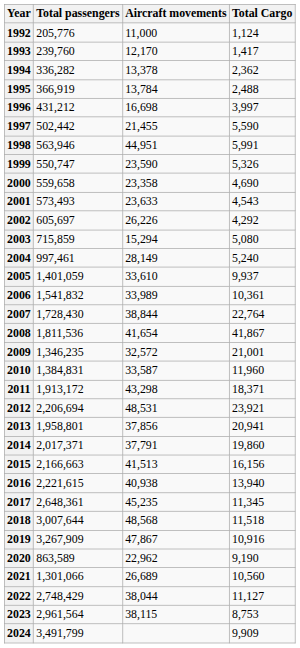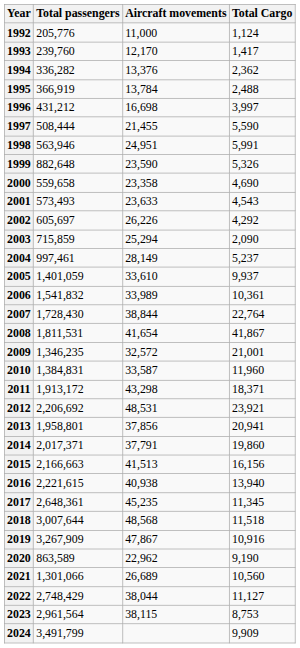(141, 70) 13,378 -> (141, 70) 13,376
(55, 126) 502,442 -> (55, 126) 508,444
(141, 145) 44,951 -> (141, 145) 24,951
(55, 164) 550,747 -> (55, 164) 882,648
(141, 239) 15,294 -> (141, 239) 25,294
(245, 239) 5,080 -> (245, 239) 2,090
(245, 257) 5,240 -> (245, 257) 5,237
(60, 333) 1,811,536 -> (60, 333) 1,811,531
(60, 408) 2,206,694 -> (60, 408) 2,206,692
